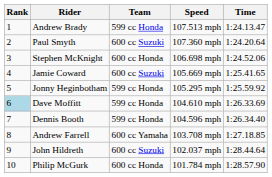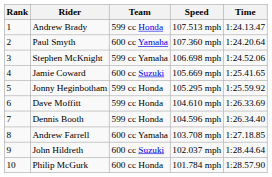(138, 42) 600 cc Suzuki -> (140, 42) 600 cc Yamaha
(137, 58) 600 cc Honda -> (140, 58) 599 cc Yamaha
(9, 104) lightblue background -> (9, 104) no background
